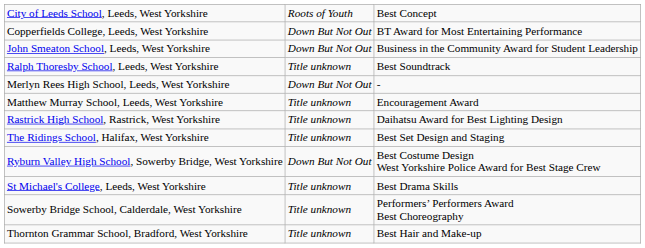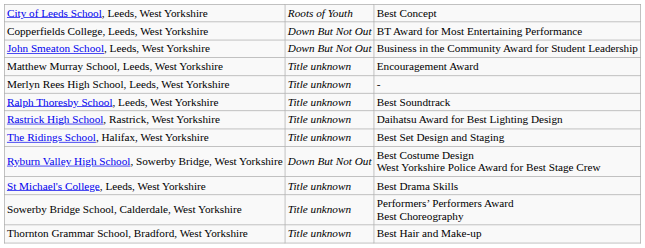rows swapped: (115, 102) <-> (113, 66)
(330, 84) Down But Not Out -> (319, 84) Title unknown
